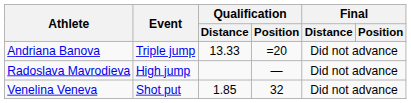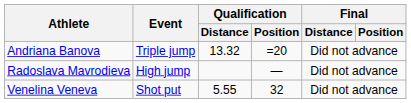(225, 52) 13.33 -> (225, 52) 13.32
(225, 90) 1.85 -> (225, 90) 5.55
